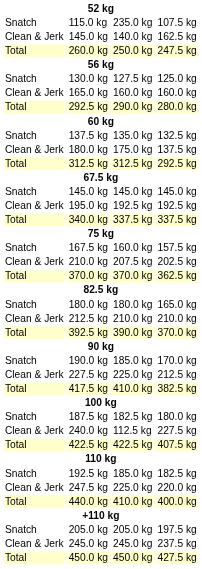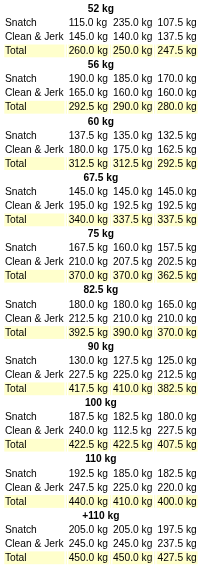(177, 37) 162.5 kg -> (177, 37) 137.5 kg
rows swapped: (21, 79) <-> (21, 360)
(177, 149) 137.5 kg -> (177, 149) 162.5 kg
